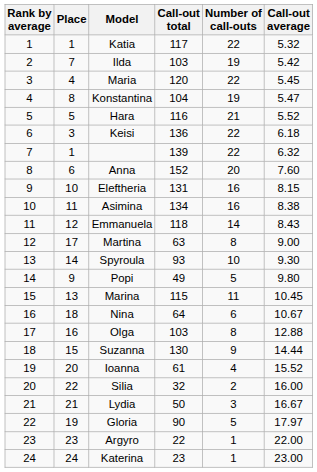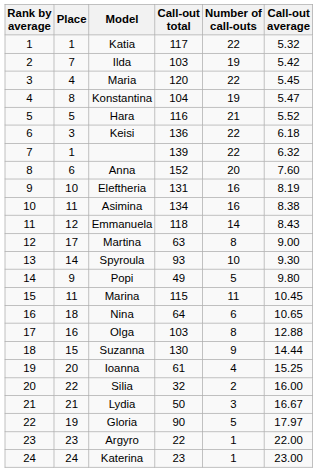(289, 188) 8.15 -> (289, 188) 8.19
(72, 296) 13 -> (72, 296) 11
(289, 314) 10.67 -> (289, 314) 10.65
(289, 368) 15.52 -> (289, 368) 15.25
